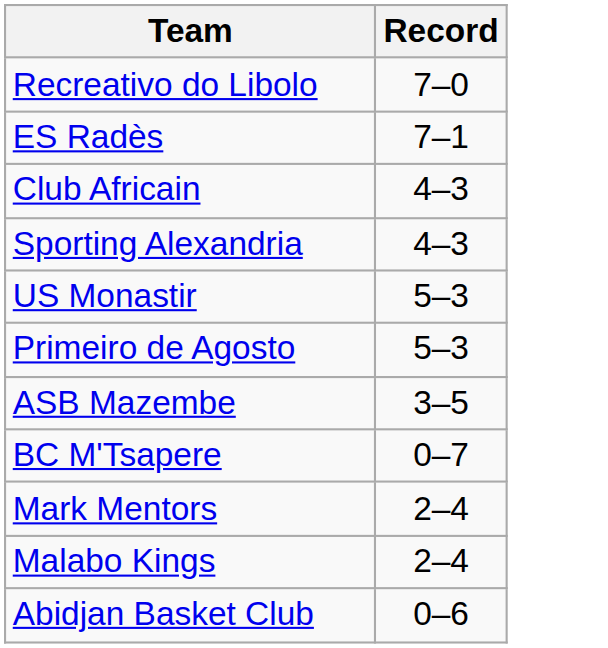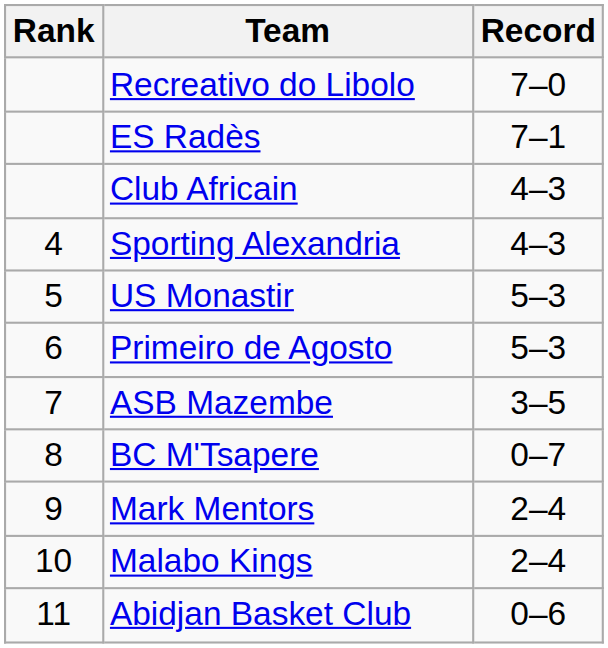+ column: (54, 31)
